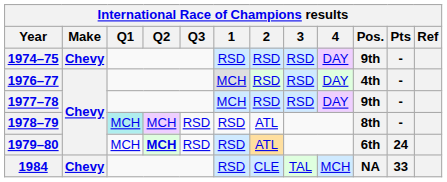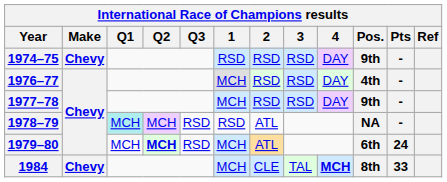(370, 123) 8th -> (370, 123) NA
(231, 145) RSD -> (231, 145) MCH
(231, 166) RSD -> (231, 166) MCH
(335, 166) normal -> (335, 166) bold
(370, 166) NA -> (370, 166) 8th
